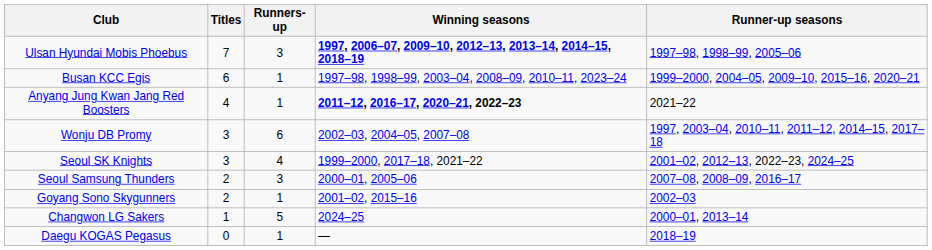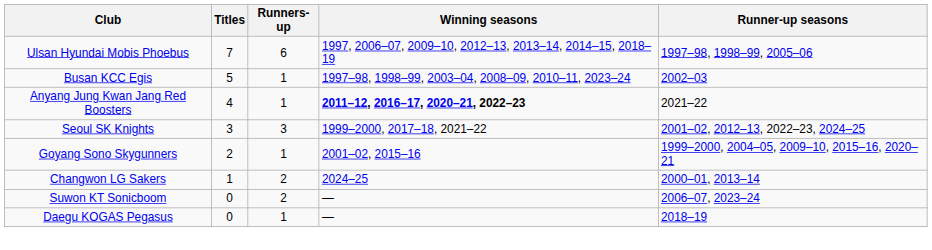(280, 52) 3 -> (283, 52) 6
(464, 52) bold -> (487, 52) normal
(226, 78) 6 -> (230, 78) 5
(785, 78) 1999–2000, 2004–05, 2009–10, 2015–16, 2020–21 -> (684, 78) 2002–03
- row: (106, 135)
(280, 161) 4 -> (283, 128) 3
- row: (106, 179)
(673, 198) 2002–03 -> (789, 154) 1999–2000, 2004–05, 2009–10, 2015–16, 2020–21
(280, 217) 5 -> (283, 179) 2
+ row: (108, 198)
